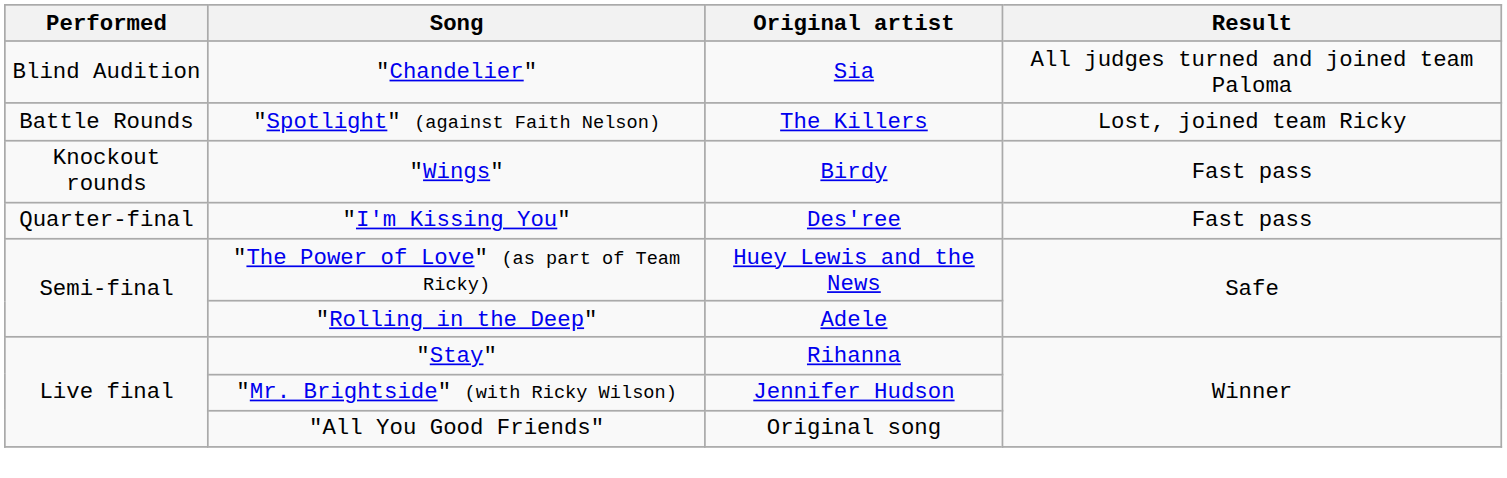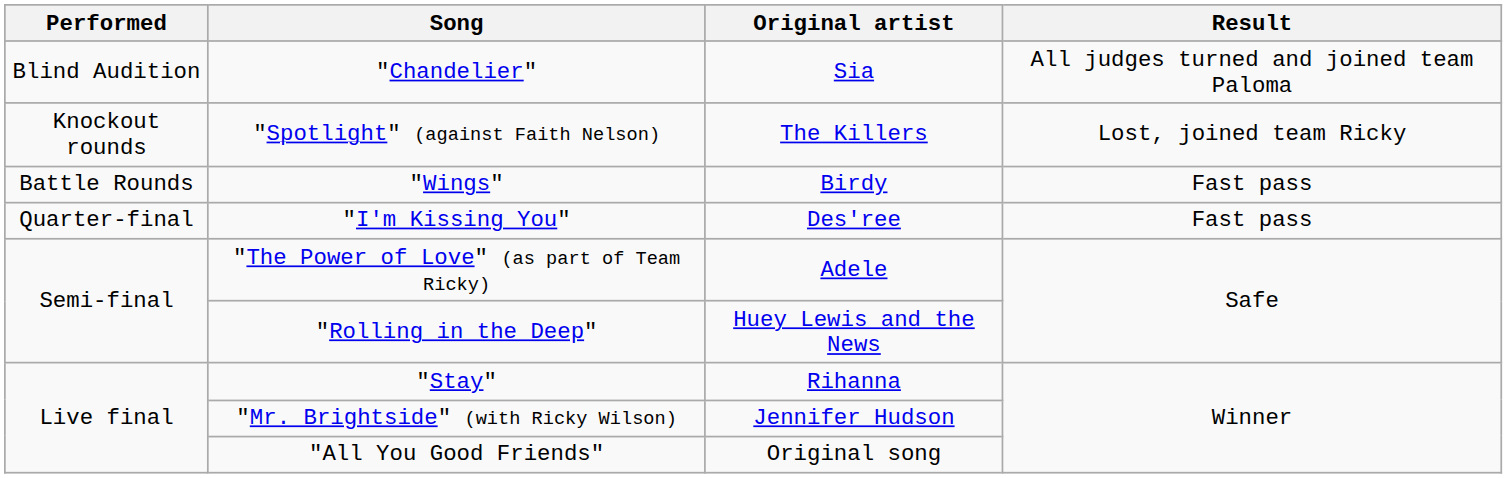(106, 122) Battle Rounds -> (106, 135) Knockout rounds
(106, 171) Knockout rounds -> (106, 184) Battle Rounds
(854, 270) Huey Lewis and the News -> (854, 270) Adele
(854, 319) Adele -> (854, 332) Huey Lewis and the News
